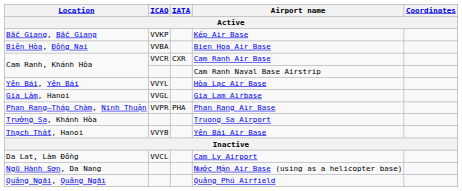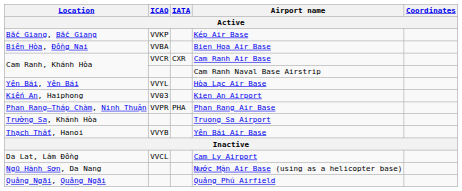- row: (228, 96)
+ row: (228, 96)
